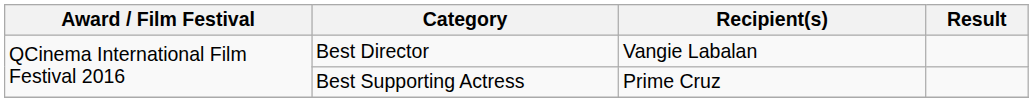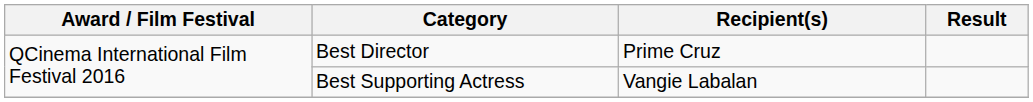(690, 50) Vangie Labalan -> (672, 50) Prime Cruz
(672, 81) Prime Cruz -> (690, 81) Vangie Labalan
